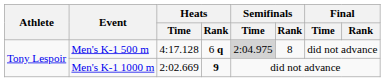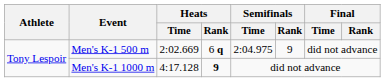(179, 49) 4:17.128 -> (179, 49) 2:02.669
(253, 49) lightgrey background -> (253, 49) no background
(290, 49) 8 -> (290, 49) 9
(179, 67) 2:02.669 -> (179, 67) 4:17.128
